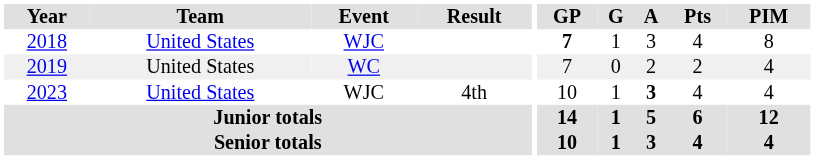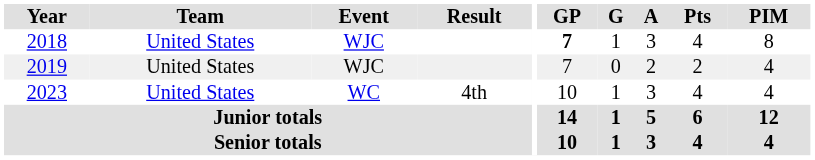(364, 66) WC -> (364, 66) WJC
(364, 92) WJC -> (364, 92) WC
(651, 92) bold -> (651, 92) normal
